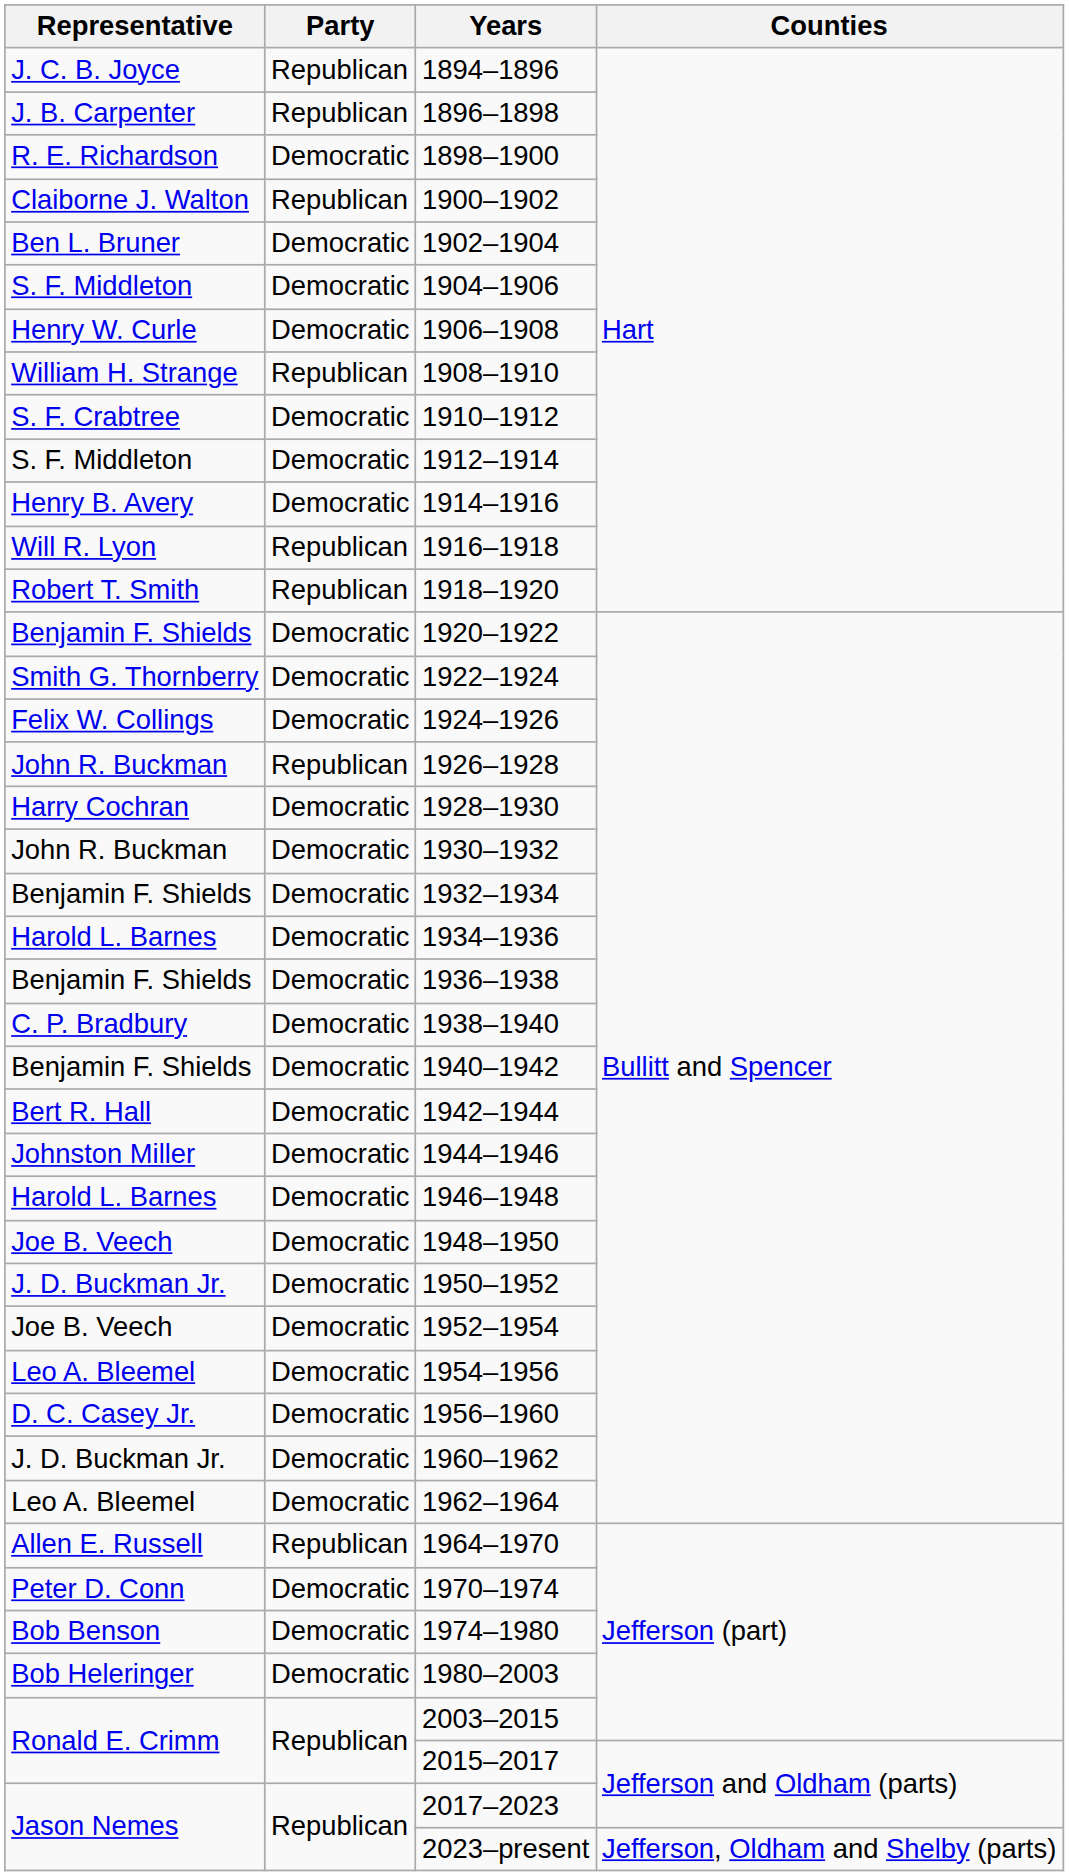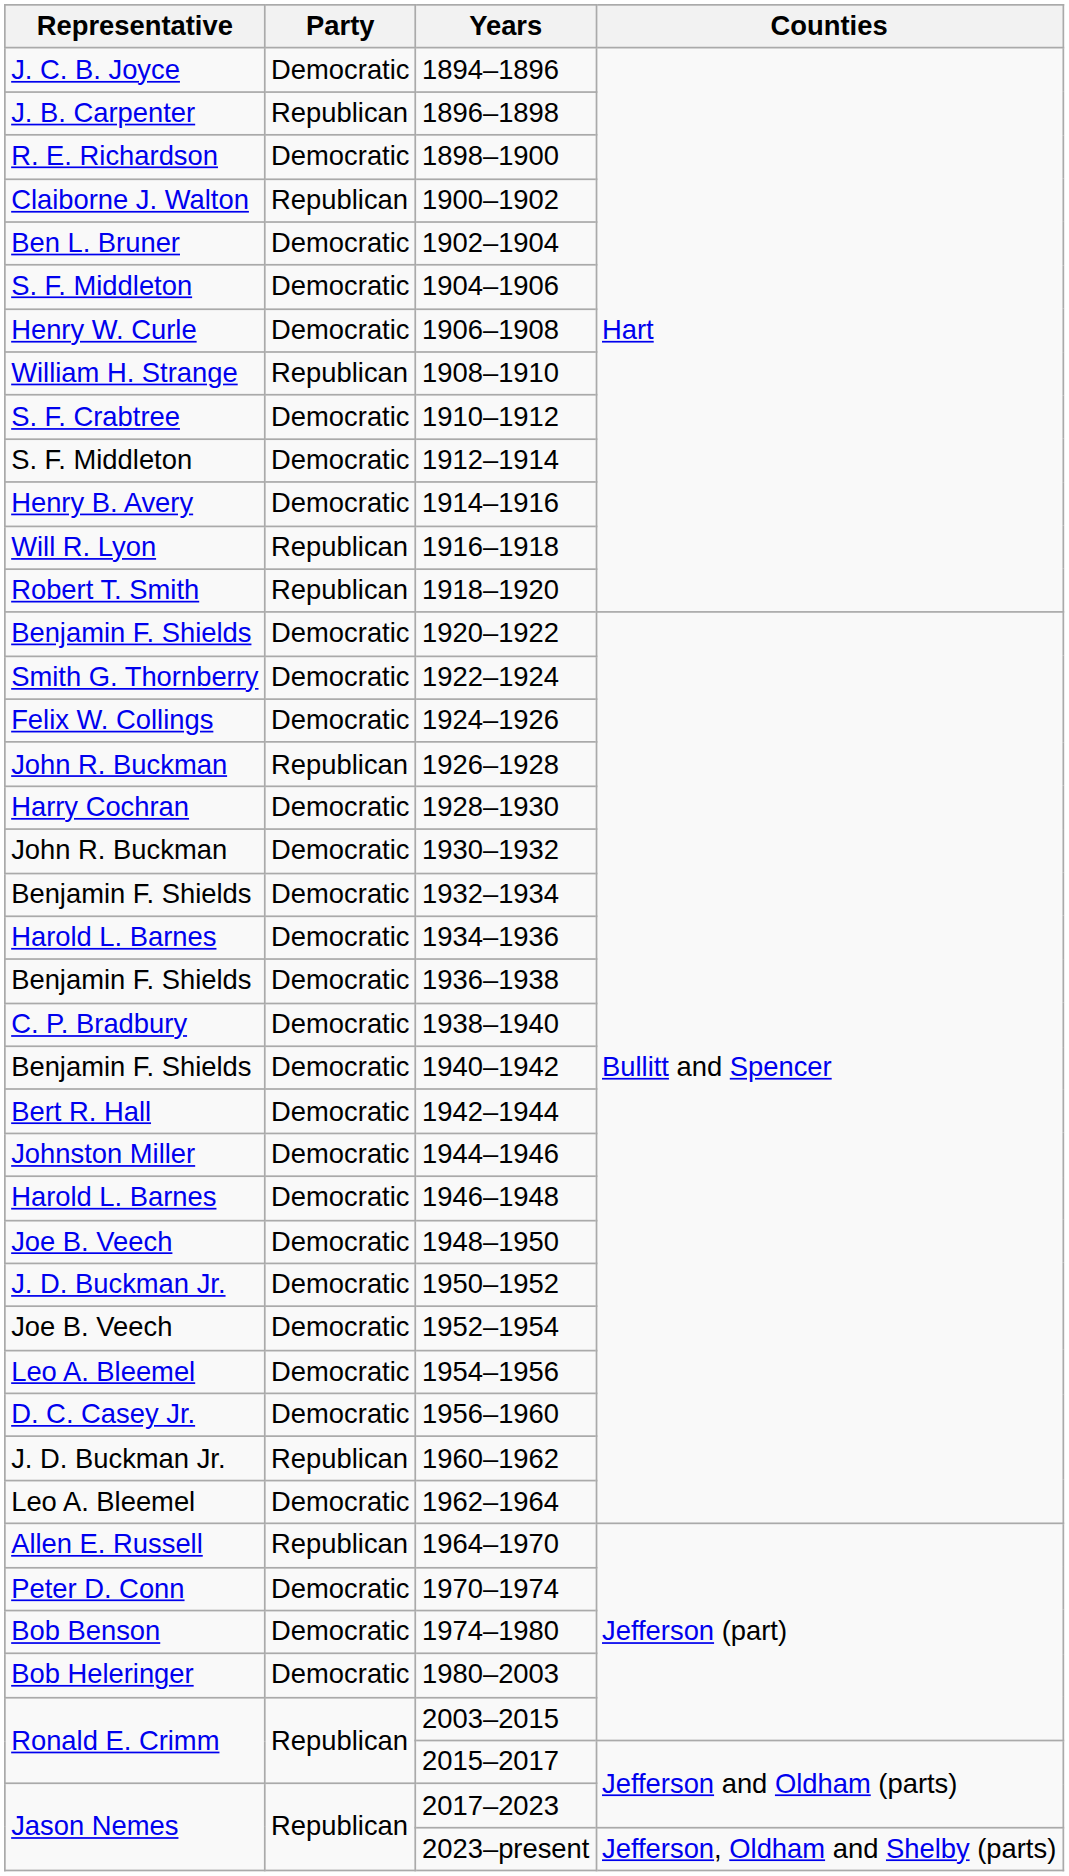(340, 69) Republican -> (340, 69) Democratic
(340, 1458) Democratic -> (340, 1458) Republican
